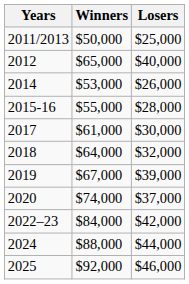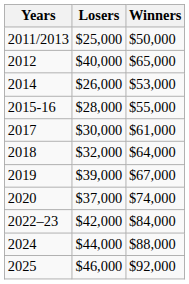columns swapped: (102, 15) <-> (158, 15)
